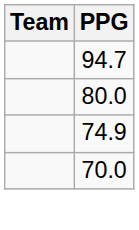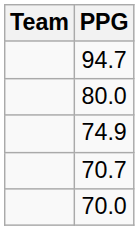+ row: (104, 170)
